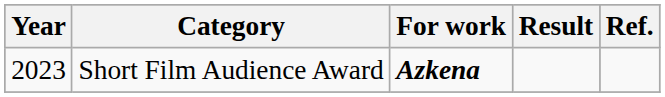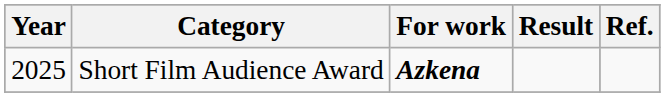(39, 69) 2023 -> (39, 69) 2025
